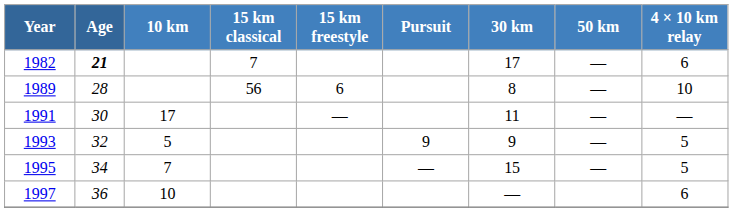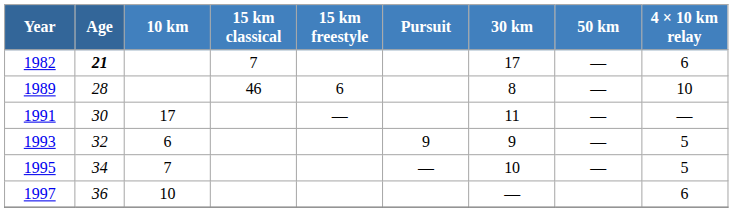(254, 89) 56 -> (254, 89) 46
(167, 142) 5 -> (167, 142) 6
(512, 168) 15 -> (512, 168) 10
